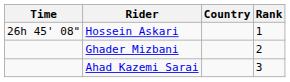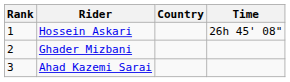columns swapped: (269, 13) <-> (44, 13)
